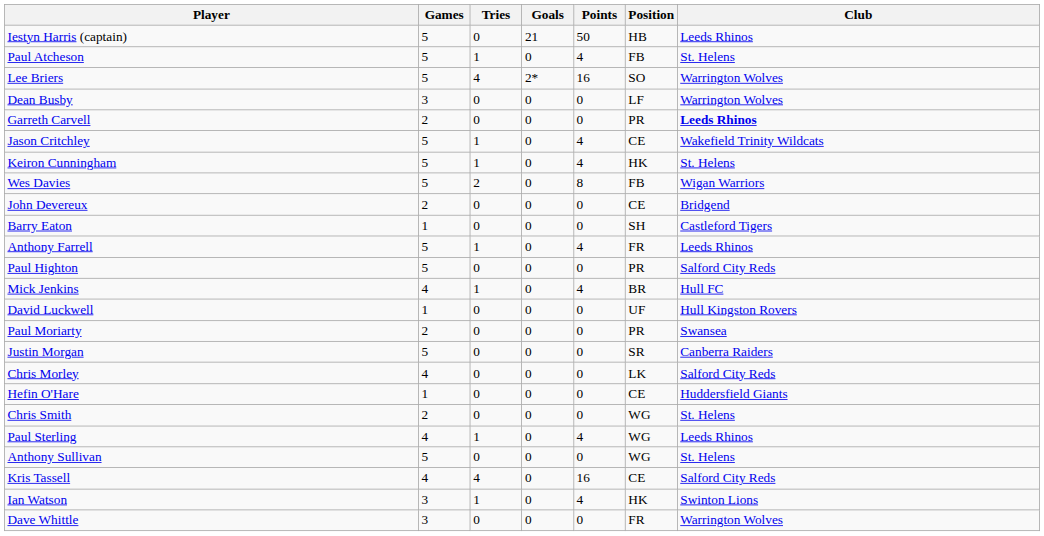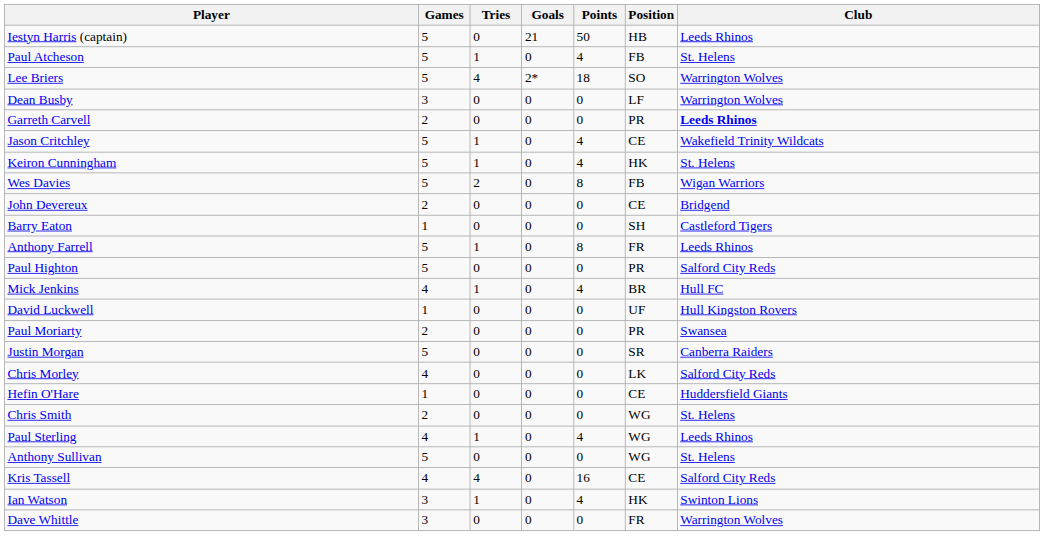(583, 78) 16 -> (583, 78) 18
(580, 246) 4 -> (580, 246) 8
